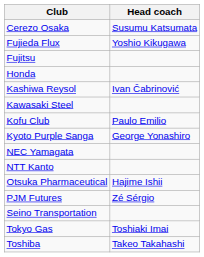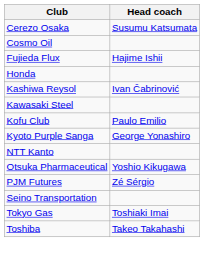+ row: (29, 43)
(149, 43) Yoshio Kikugawa -> (137, 58) Hajime Ishii
- row: (21, 58)
- row: (40, 151)
(137, 182) Hajime Ishii -> (149, 167) Yoshio Kikugawa
